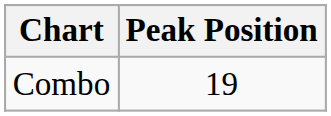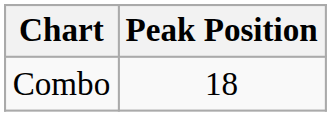(222, 83) 19 -> (222, 83) 18
